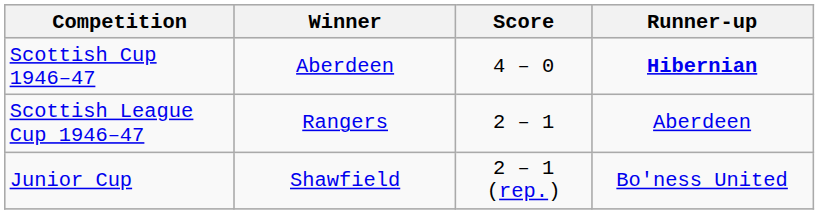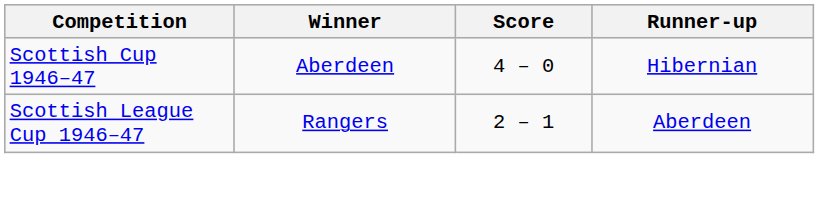(702, 66) bold -> (702, 66) normal
- row: (71, 180)
